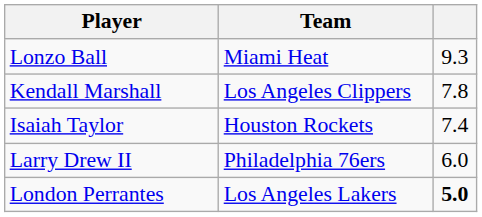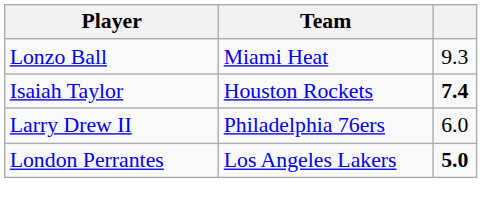- row: (86, 90)
(455, 125) normal -> (455, 90) bold
